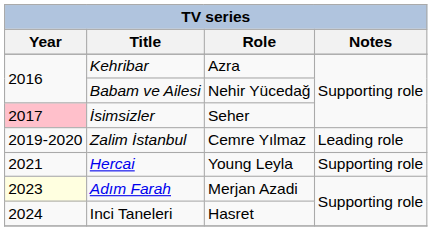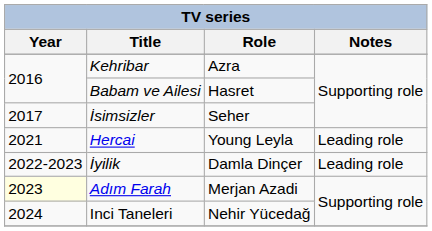(259, 91) Nehir Yücedağ -> (231, 91) Hasret
(25, 115) pink background -> (25, 115) no background
- row: (138, 140)
(370, 165) Supporting role -> (361, 140) Leading role
+ row: (105, 165)
(231, 214) Hasret -> (259, 214) Nehir Yücedağ
